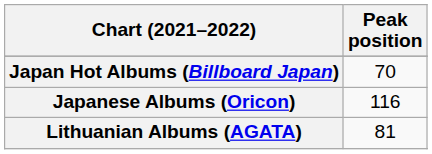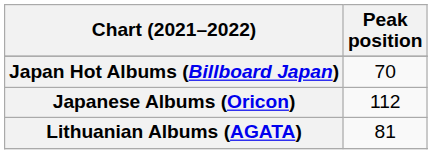(385, 102) 116 -> (385, 102) 112
